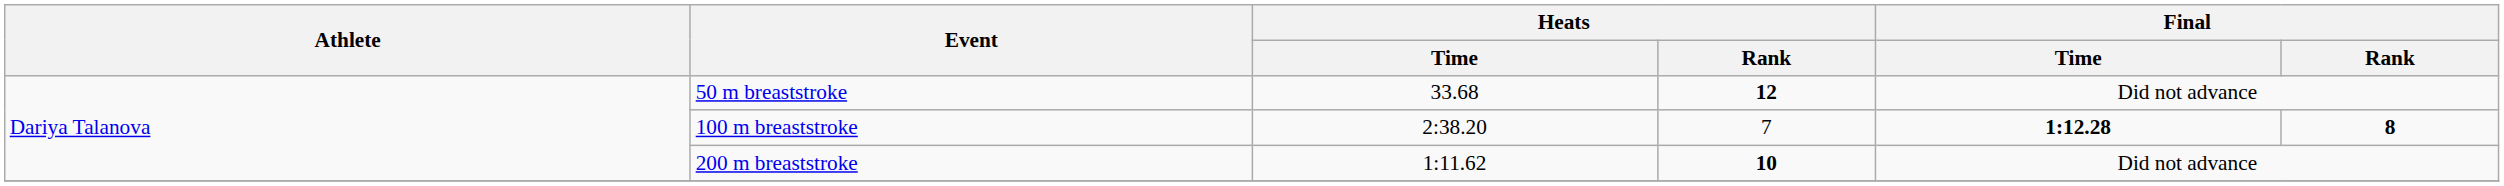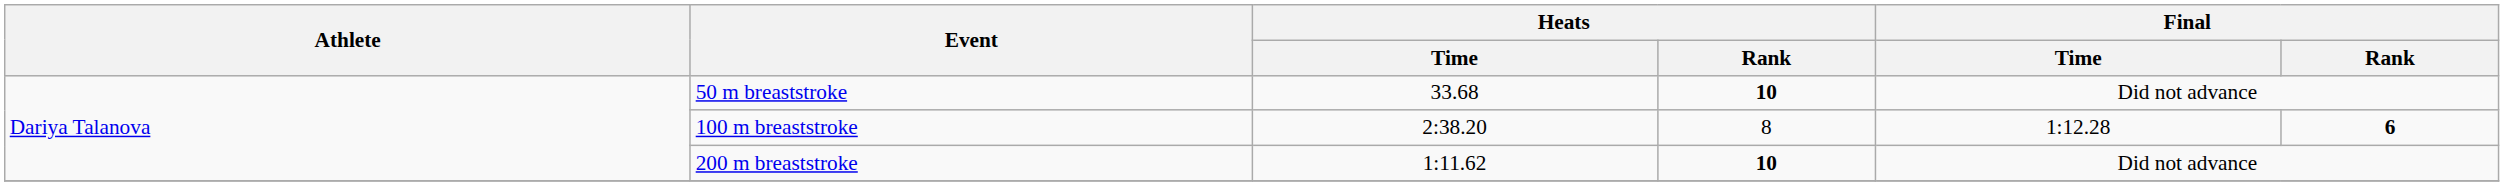(1766, 92) 12 -> (1766, 92) 10
(1766, 127) 7 -> (1766, 127) 8
(2078, 127) bold -> (2078, 127) normal
(2390, 127) 8 -> (2390, 127) 6
